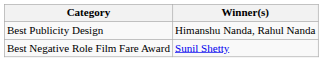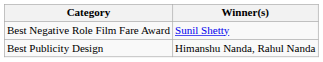rows swapped: (55, 30) <-> (88, 48)
